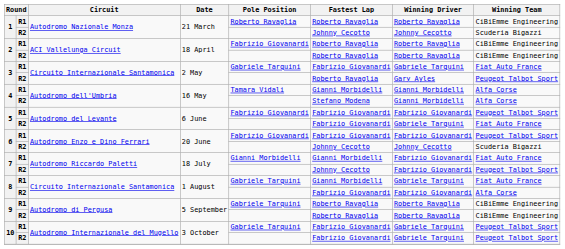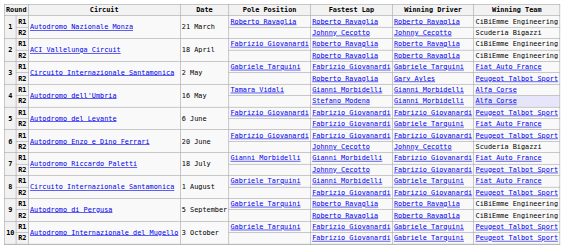(496, 101) no background -> (496, 101) lavender background
(496, 193) Alfa Corse -> (517, 193) Peugeot Talbot Sport
